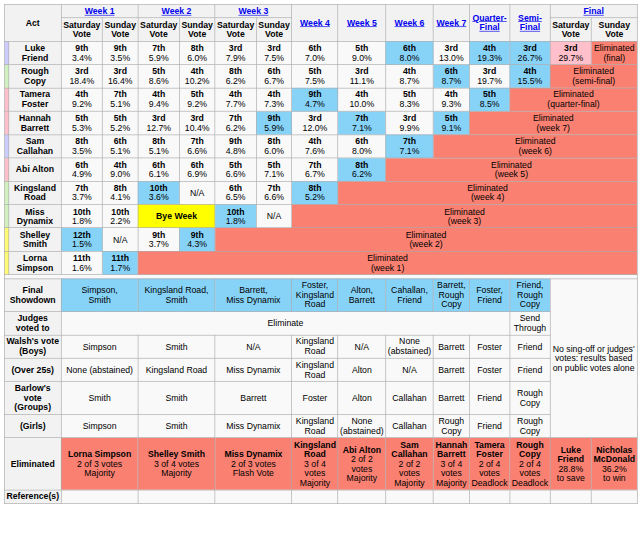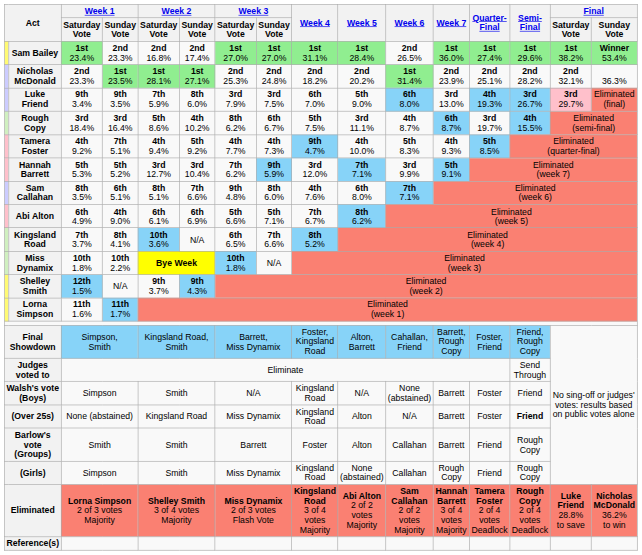+ row: (35, 53)
+ row: (35, 76)
(530, 369) normal -> (530, 416) bold
